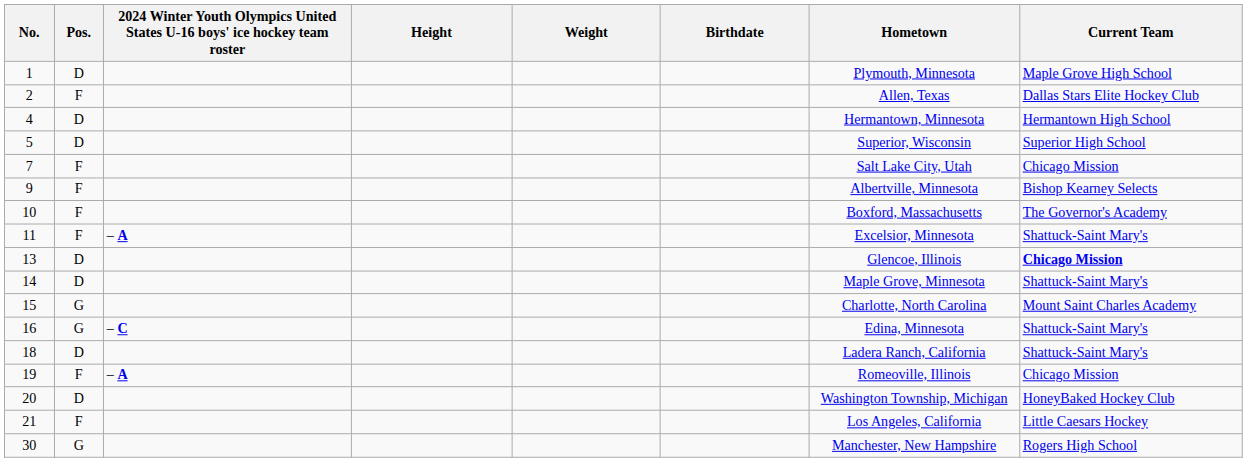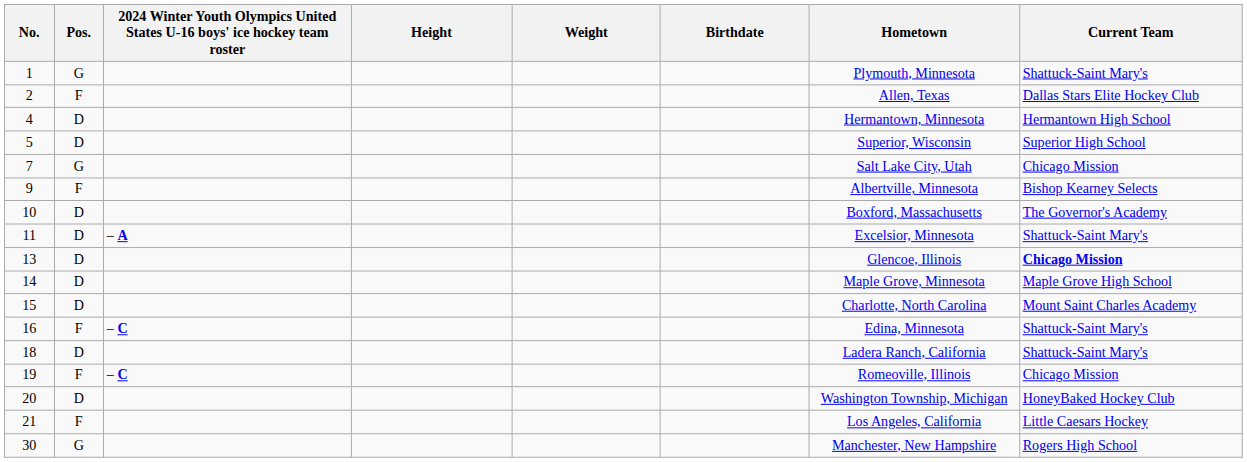(79, 73) D -> (79, 73) G
(1097, 73) Maple Grove High School -> (1085, 73) Shattuck-Saint Mary's
(79, 166) F -> (79, 166) G
(79, 212) F -> (79, 212) D
(79, 236) F -> (79, 236) D
(1085, 282) Shattuck-Saint Mary's -> (1097, 282) Maple Grove High School
(79, 305) G -> (79, 305) D
(79, 329) G -> (79, 329) F
(117, 375) – A -> (117, 375) – C
